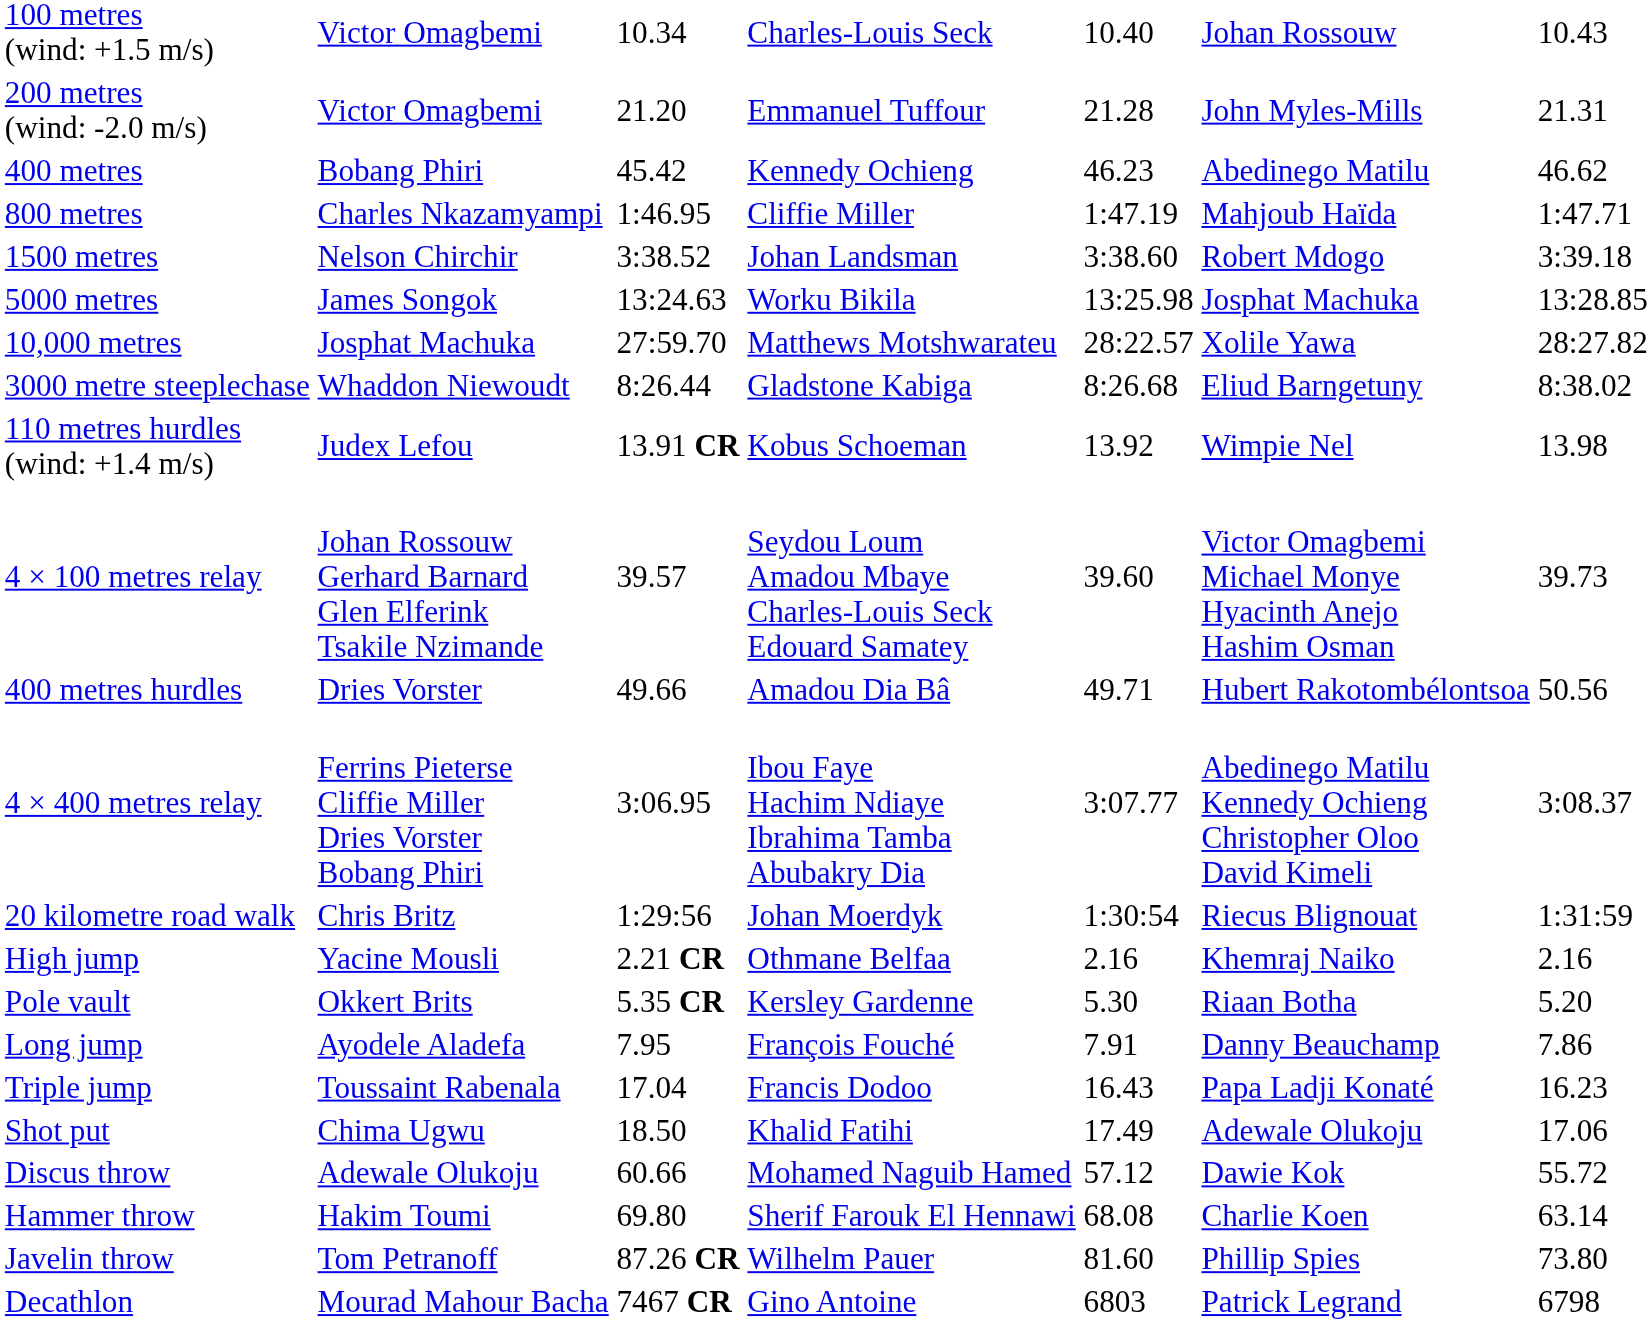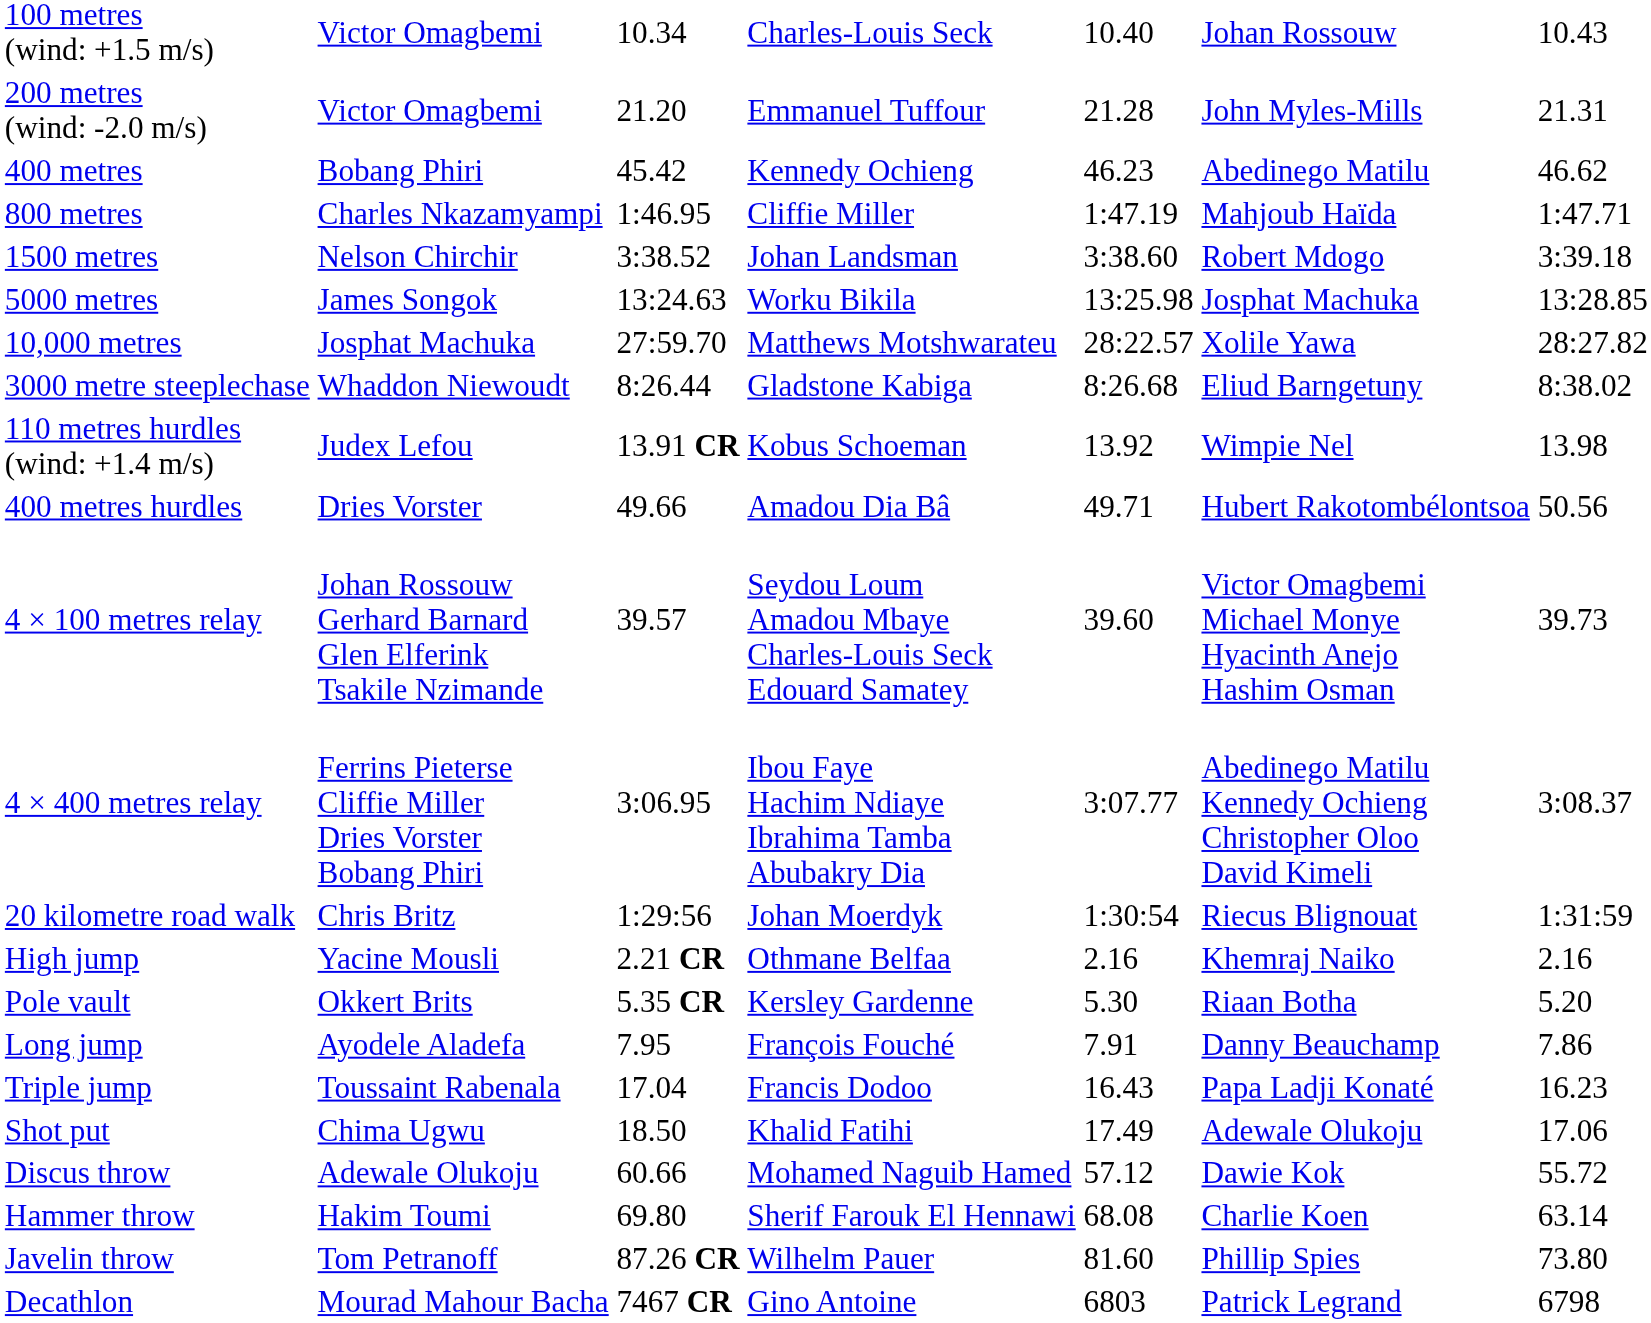rows swapped: (124, 689) <-> (133, 576)
